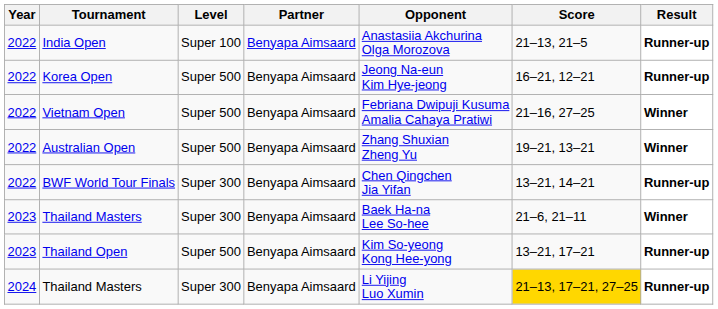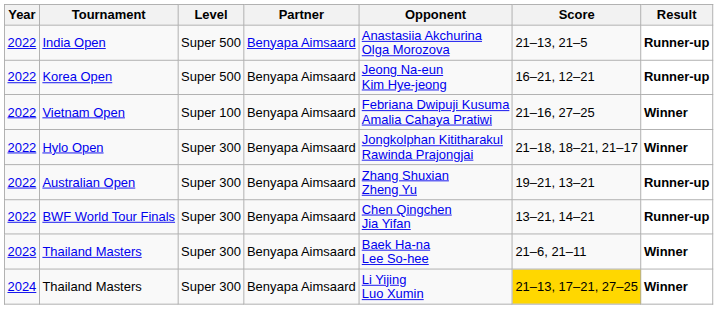(211, 43) Super 100 -> (211, 43) Super 500
(211, 113) Super 500 -> (211, 113) Super 100
+ row: (22, 147)
(211, 147) Super 500 -> (211, 182) Super 300
(666, 147) Winner -> (677, 182) Runner-up
- row: (22, 252)
(677, 287) Runner-up -> (666, 287) Winner
